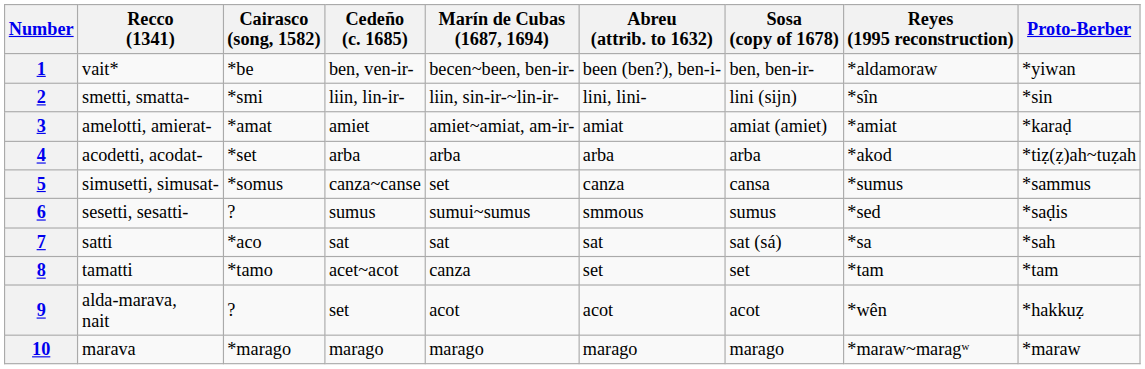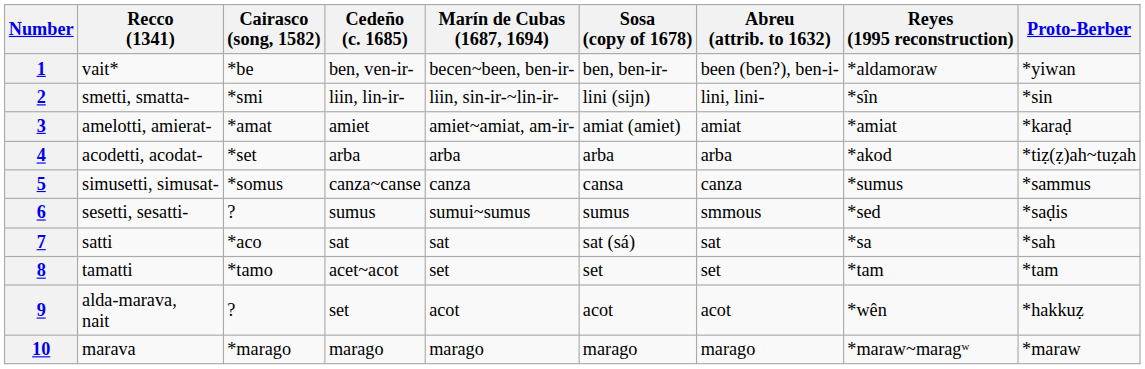columns swapped: (784, 29) <-> (652, 29)
(439, 184) set -> (450, 184) canza
(450, 270) canza -> (439, 270) set
